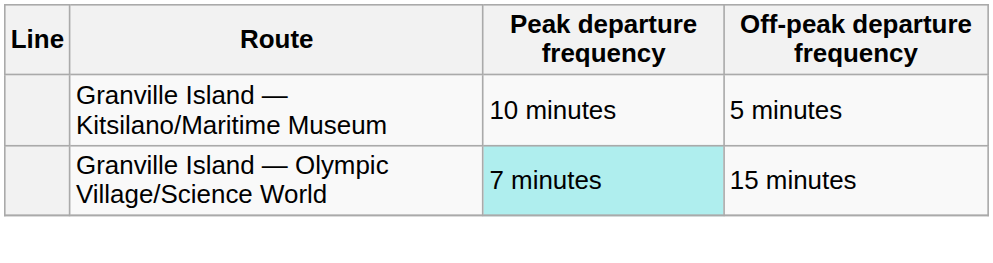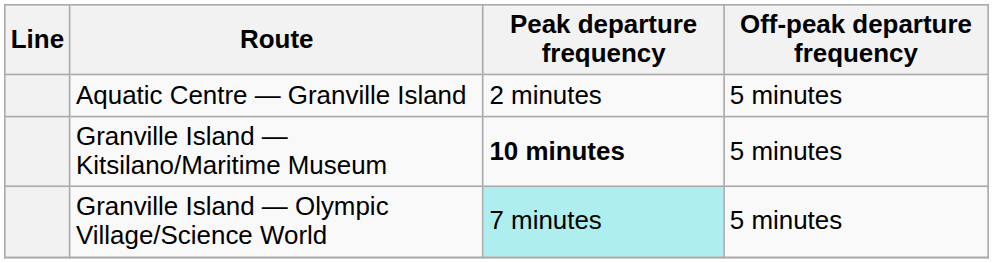+ row: (271, 95)
(553, 109) normal -> (557, 151) bold
(793, 180) 15 minutes -> (786, 221) 5 minutes
